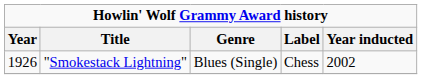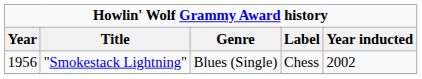(22, 62) 1926 -> (22, 62) 1956
